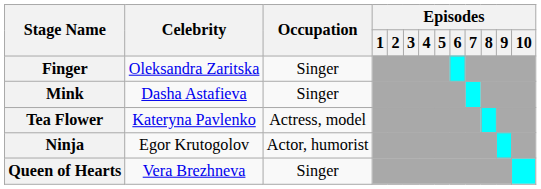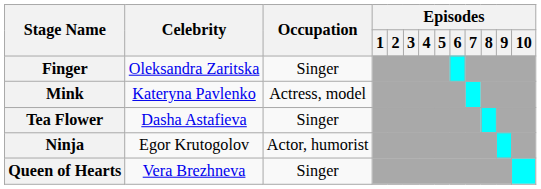(194, 94) Dasha Astafieva -> (194, 94) Kateryna Pavlenko
(318, 94) Singer -> (318, 94) Actress, model
(194, 119) Kateryna Pavlenko -> (194, 119) Dasha Astafieva
(318, 119) Actress, model -> (318, 119) Singer
